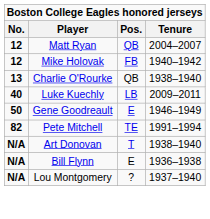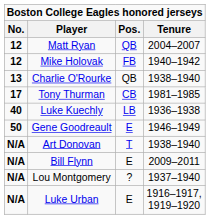+ row: (72, 95)
(175, 95) 2009–2011 -> (174, 111) 1936–1938
- row: (73, 128)
(175, 161) 1936–1938 -> (174, 161) 2009–2011
+ row: (72, 200)
